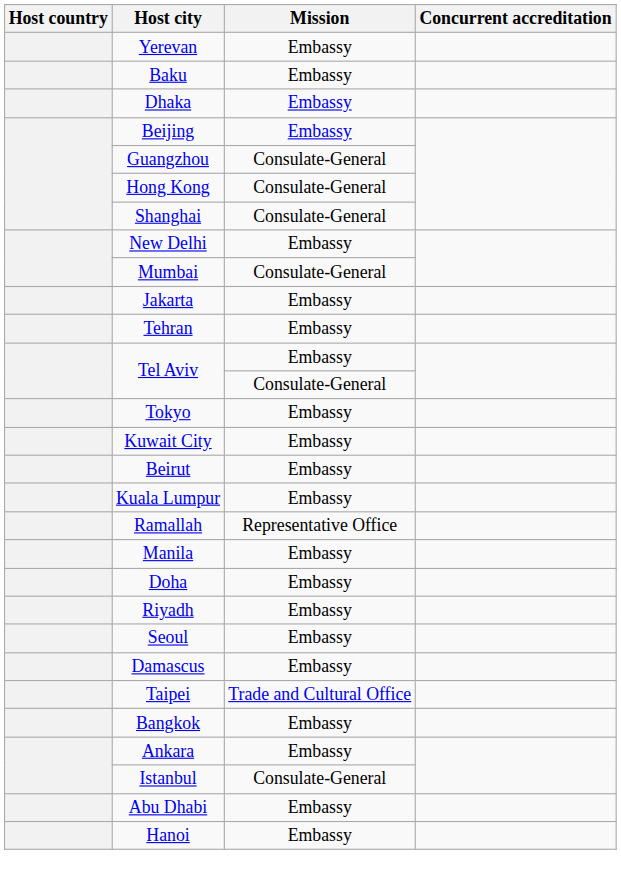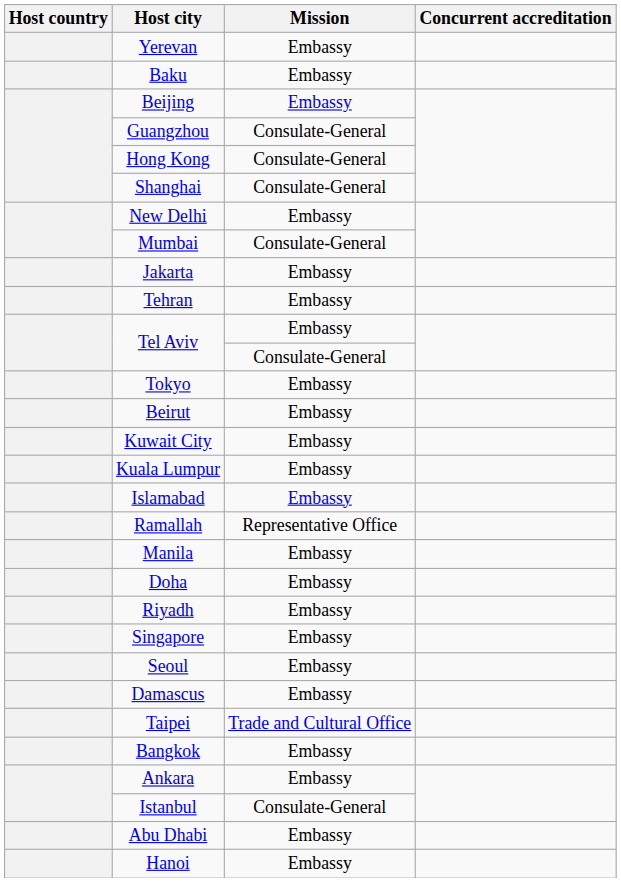- row: (168, 103)
rows swapped: (168, 441) <-> (168, 469)
+ row: (168, 497)
+ row: (168, 638)
